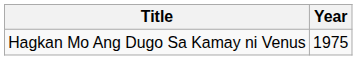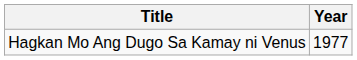(331, 42) 1975 -> (331, 42) 1977
